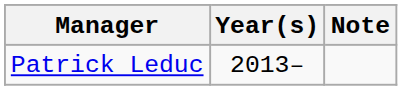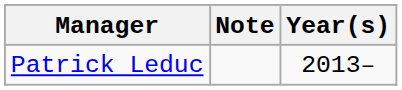columns swapped: (360, 25) <-> (267, 25)
